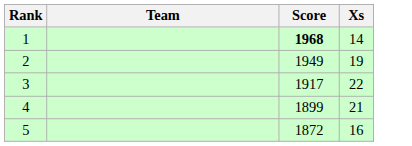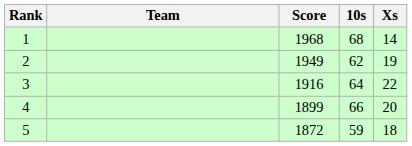+ column: (356, 15)
(309, 38) bold -> (309, 38) normal
(309, 84) 1917 -> (309, 84) 1916
(356, 107) 21 -> (390, 107) 20
(356, 130) 16 -> (390, 130) 18
